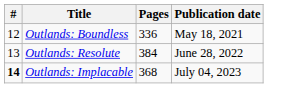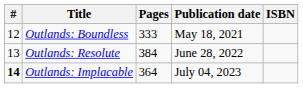+ column: (280, 14)
(148, 33) 336 -> (148, 33) 333
(148, 72) 368 -> (148, 72) 364
